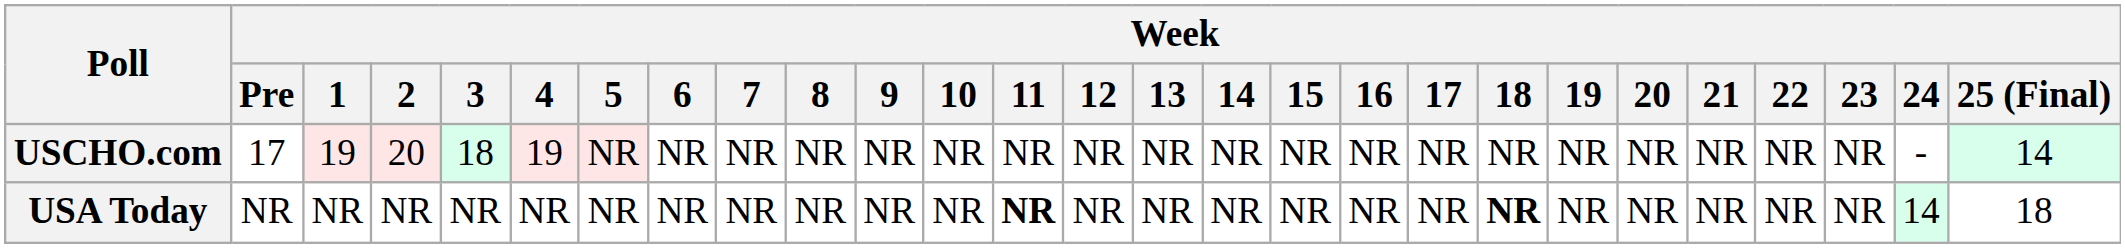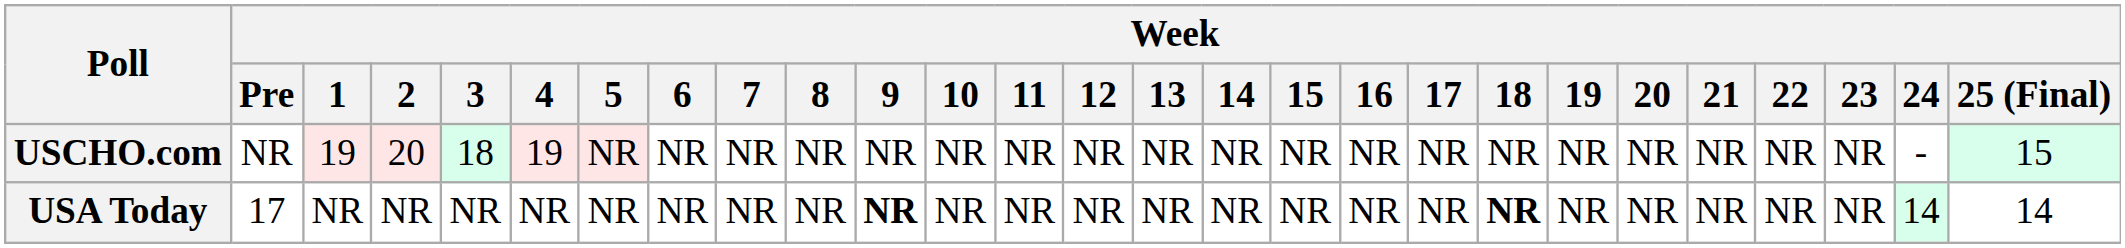(267, 152) 17 -> (267, 152) NR
(2034, 152) 14 -> (2034, 152) 15
(267, 211) NR -> (267, 211) 17
(889, 211) normal -> (890, 211) bold
(1028, 211) bold -> (1029, 211) normal
(2034, 211) 18 -> (2034, 211) 14
